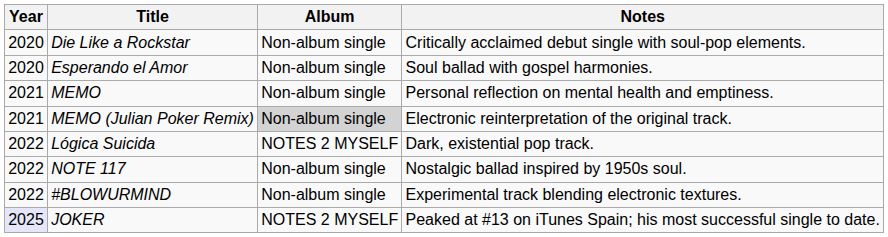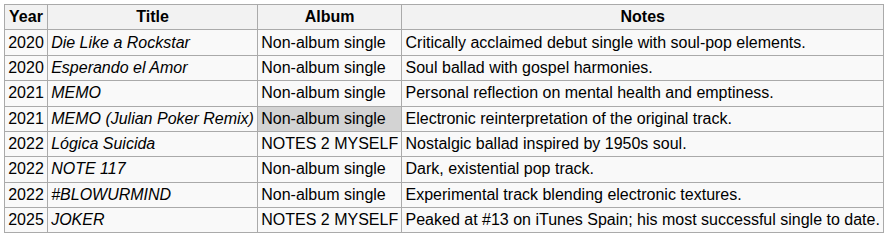(500, 144) Dark, existential pop track. -> (546, 144) Nostalgic ballad inspired by 1950s soul.
(546, 169) Nostalgic ballad inspired by 1950s soul. -> (500, 169) Dark, existential pop track.
(26, 220) lavender background -> (26, 220) no background
